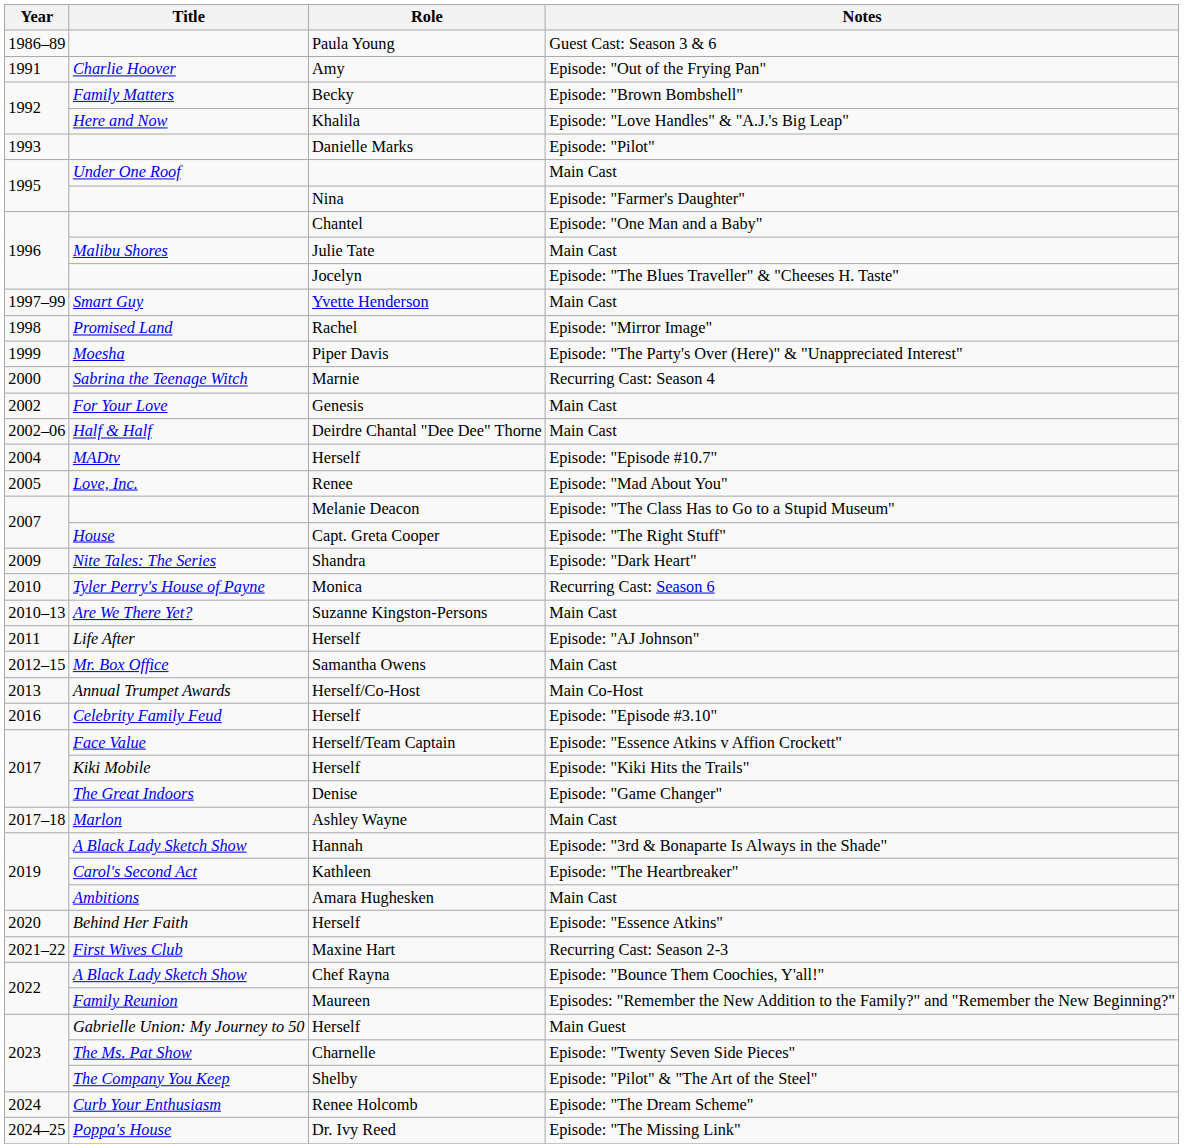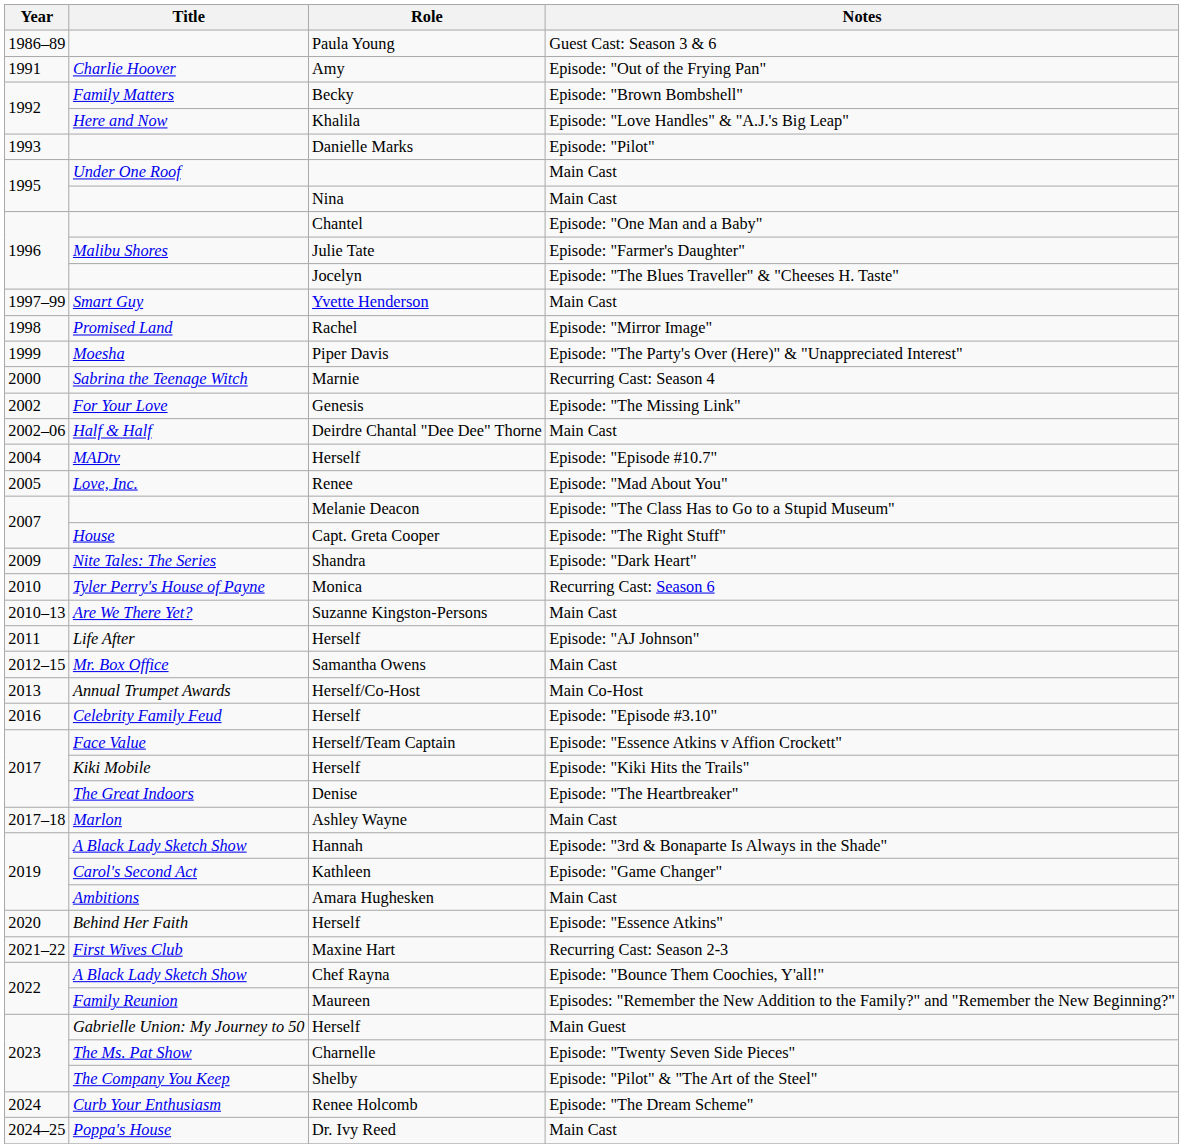(647, 198) Episode: "Farmer's Daughter" -> (583, 198) Main Cast
(583, 250) Main Cast -> (647, 250) Episode: "Farmer's Daughter"
(583, 405) Main Cast -> (645, 405) Episode: "The Missing Link"
(636, 793) Episode: "Game Changer" -> (644, 793) Episode: "The Heartbreaker"
(644, 871) Episode: "The Heartbreaker" -> (636, 871) Episode: "Game Changer"
(645, 1130) Episode: "The Missing Link" -> (583, 1130) Main Cast
